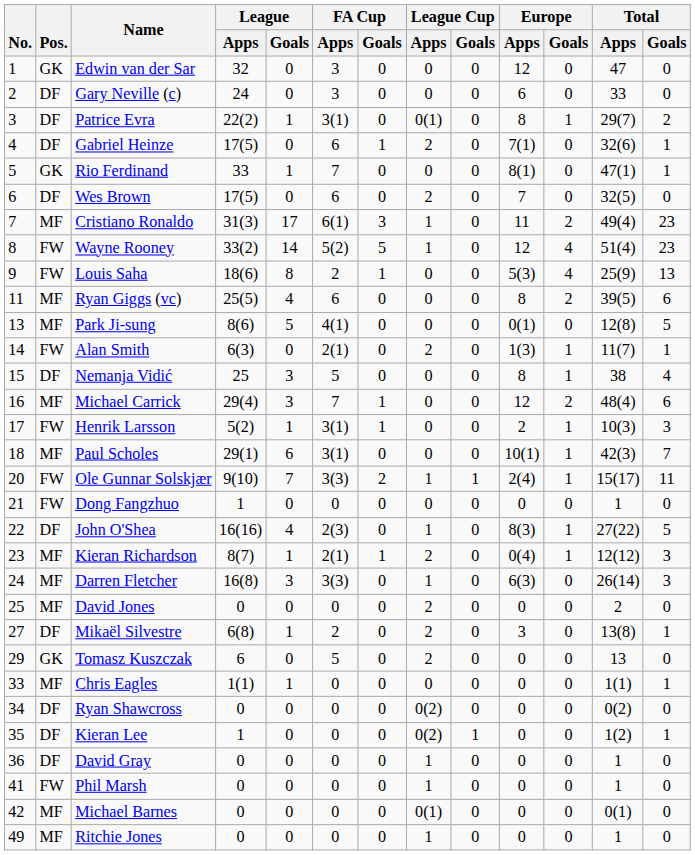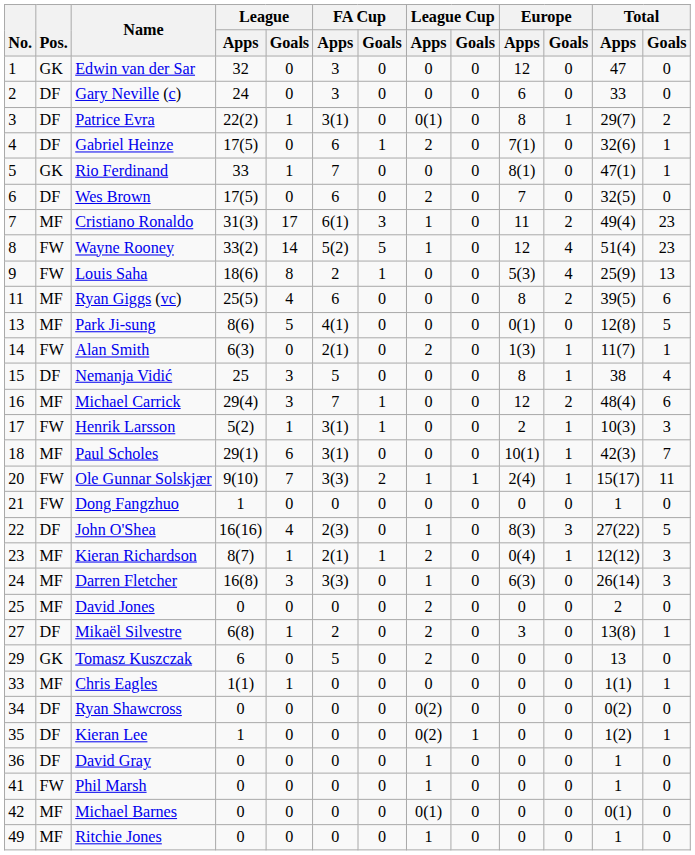(569, 529) 1 -> (569, 529) 3
